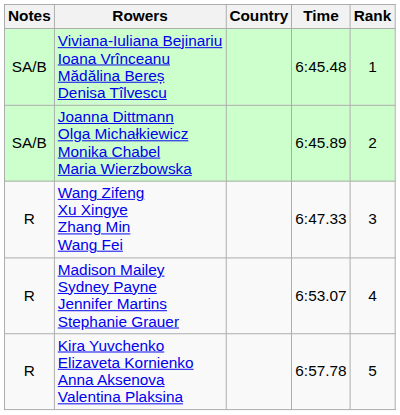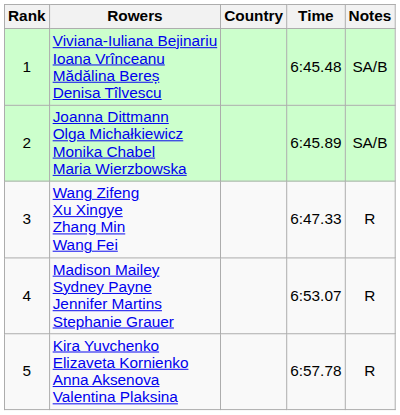columns swapped: (372, 16) <-> (29, 16)
